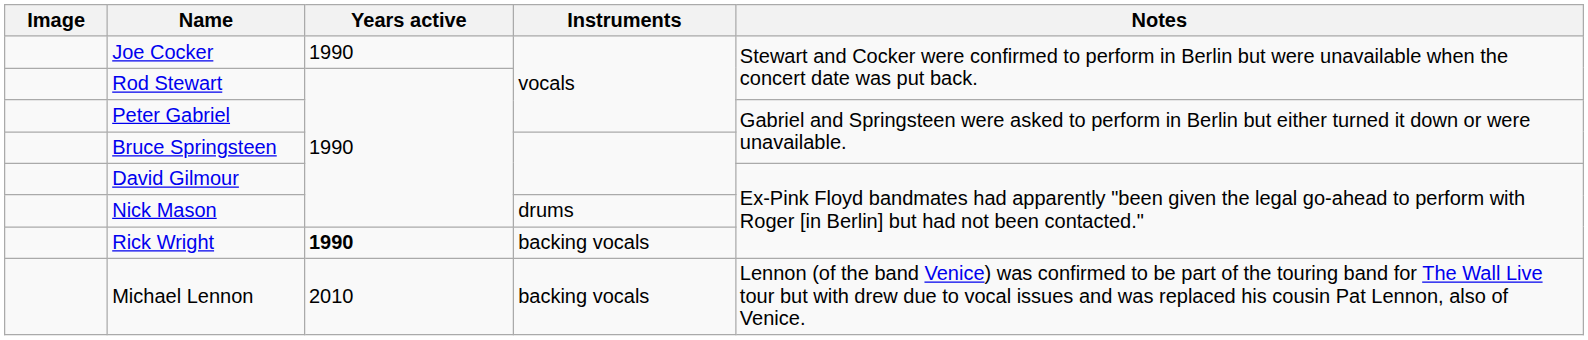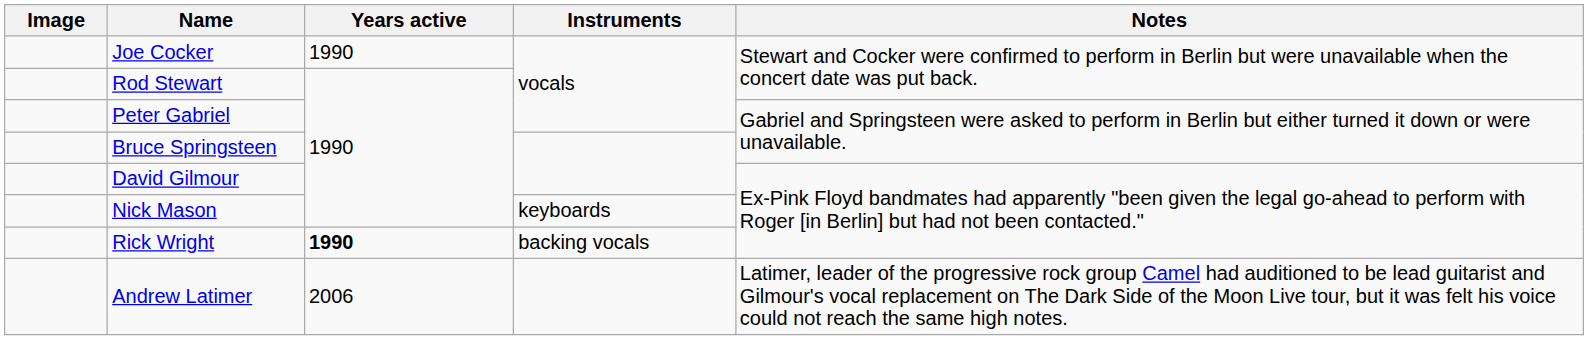(546, 210) drums -> (564, 210) keyboards
+ row: (182, 296)
- row: (183, 296)
